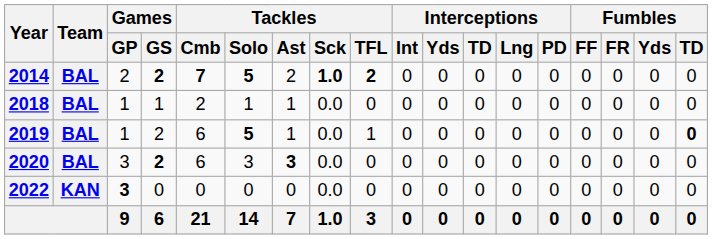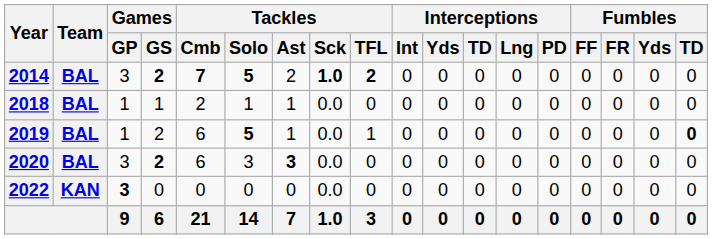(125, 76) 2 -> (125, 76) 3
